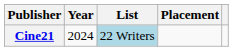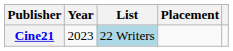(81, 35) 2024 -> (81, 35) 2023
